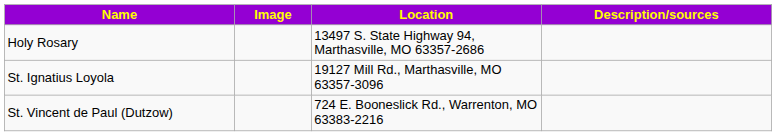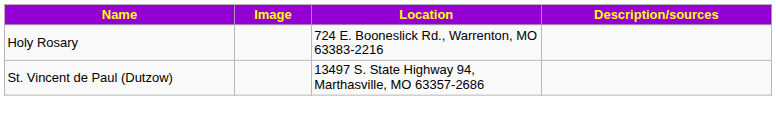(399, 42) 13497 S. State Highway 94, Marthasville, MO 63357-2686 -> (426, 42) 724 E. Booneslick Rd., Warrenton, MO 63383-2216
- row: (61, 77)
(426, 112) 724 E. Booneslick Rd., Warrenton, MO 63383-2216 -> (399, 77) 13497 S. State Highway 94, Marthasville, MO 63357-2686
